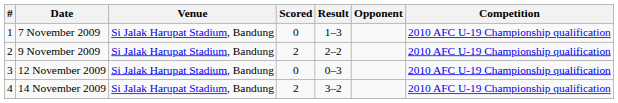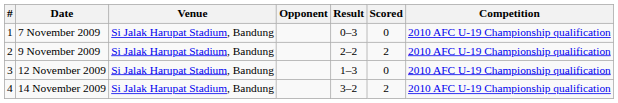columns swapped: (378, 14) <-> (296, 14)
(333, 33) 1–3 -> (349, 33) 0–3
(333, 70) 0–3 -> (349, 70) 1–3
